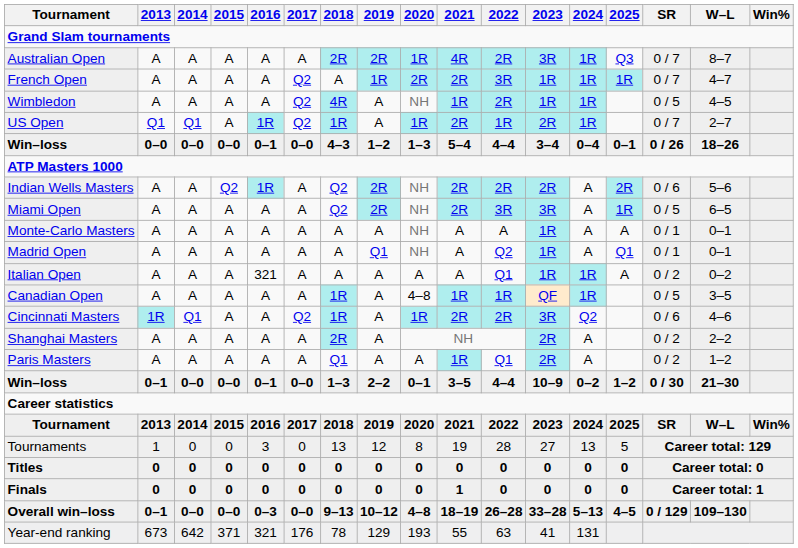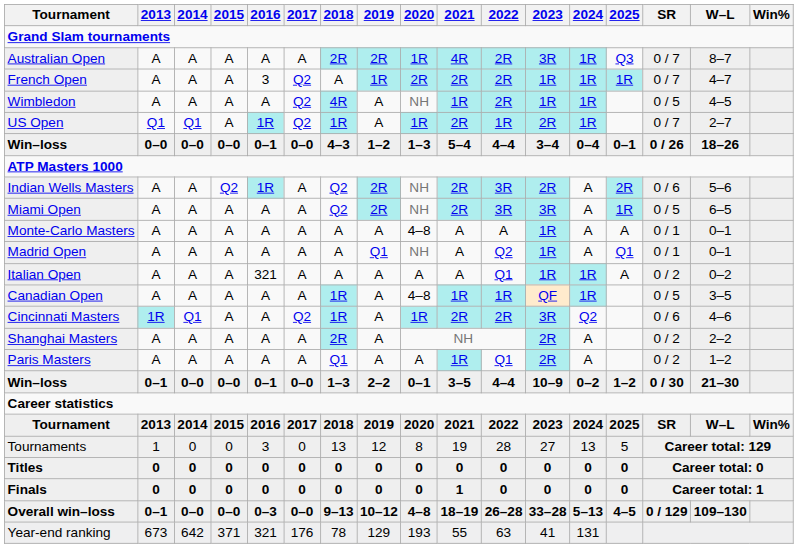(265, 79) A -> (265, 79) 3
(504, 79) 3R -> (504, 79) 2R
(504, 187) 2R -> (504, 187) 3R
(419, 230) NH -> (419, 230) 4–8
